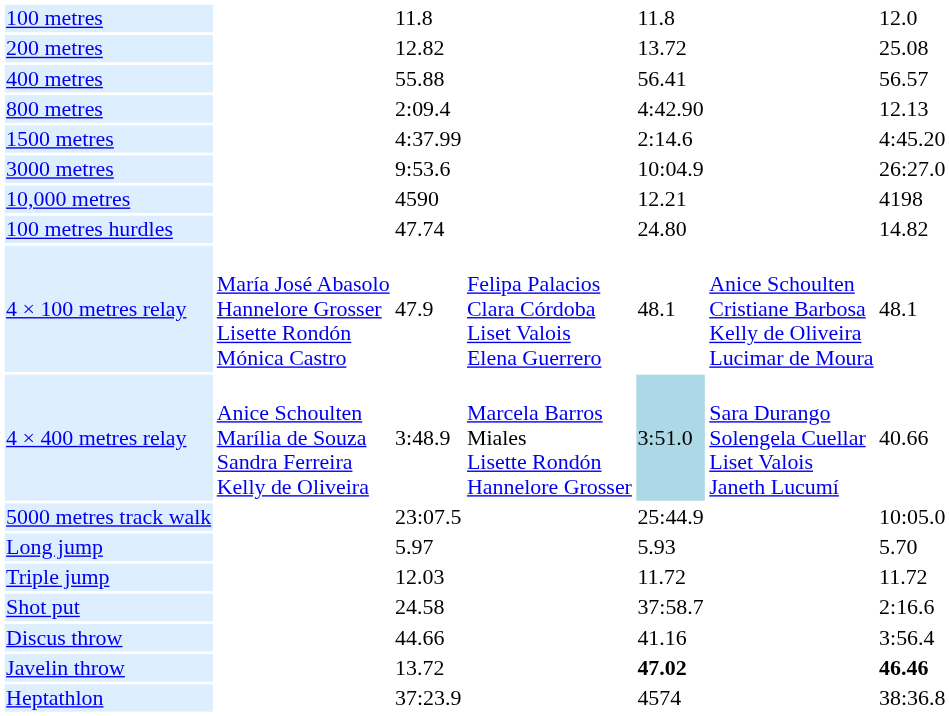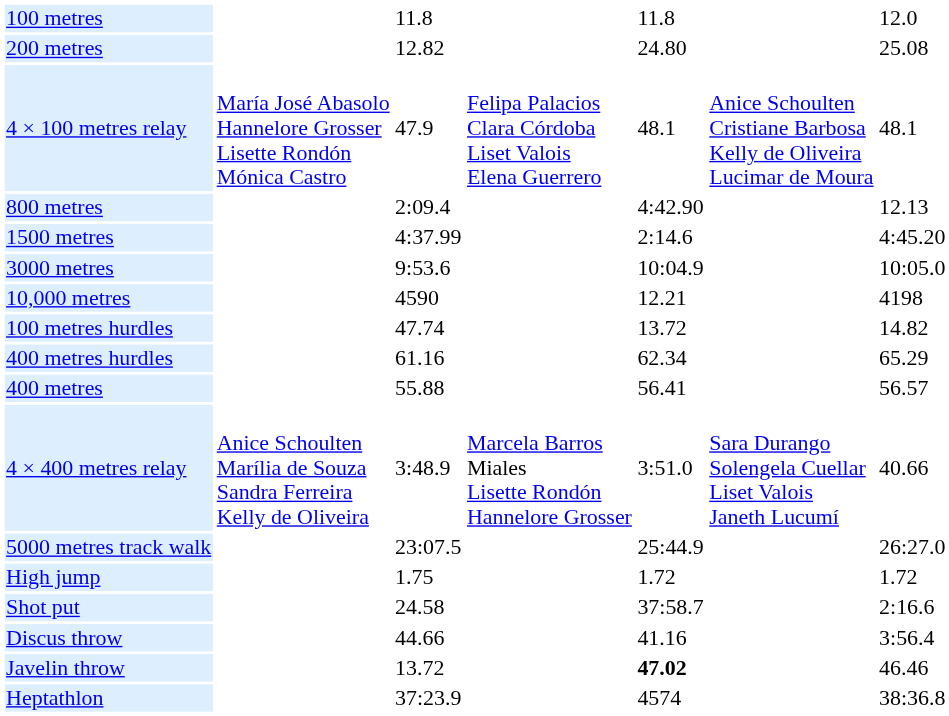(662, 48) 13.72 -> (662, 48) 24.80
rows swapped: (55, 78) <-> (96, 308)
(912, 168) 26:27.0 -> (912, 267) 10:05.0
(662, 229) 24.80 -> (662, 327) 13.72
+ row: (90, 358)
(665, 437) lightblue background -> (665, 467) no background
(912, 516) 10:05.0 -> (912, 547) 26:27.0
+ row: (53, 577)
- row: (55, 547)
- row: (58, 577)
(904, 667) bold -> (904, 667) normal
